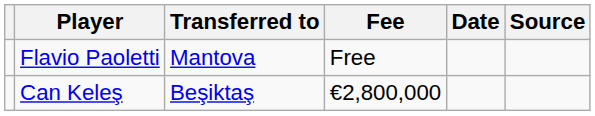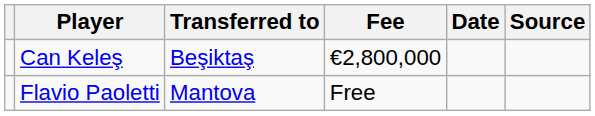rows swapped: (71, 92) <-> (90, 57)
